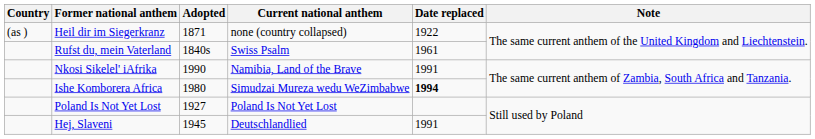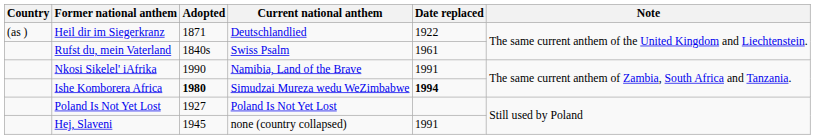(289, 32) none (country collapsed) -> (269, 32) Deutschlandlied
(194, 87) normal -> (194, 87) bold
(269, 124) Deutschlandlied -> (289, 124) none (country collapsed)
